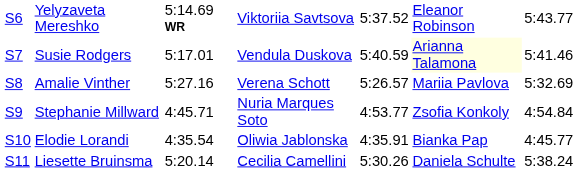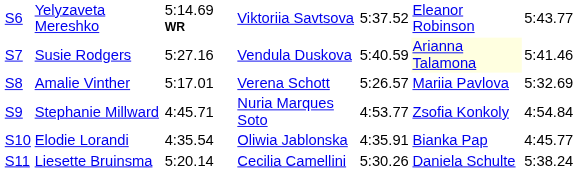(189, 55) 5:17.01 -> (189, 55) 5:27.16
(189, 83) 5:27.16 -> (189, 83) 5:17.01
